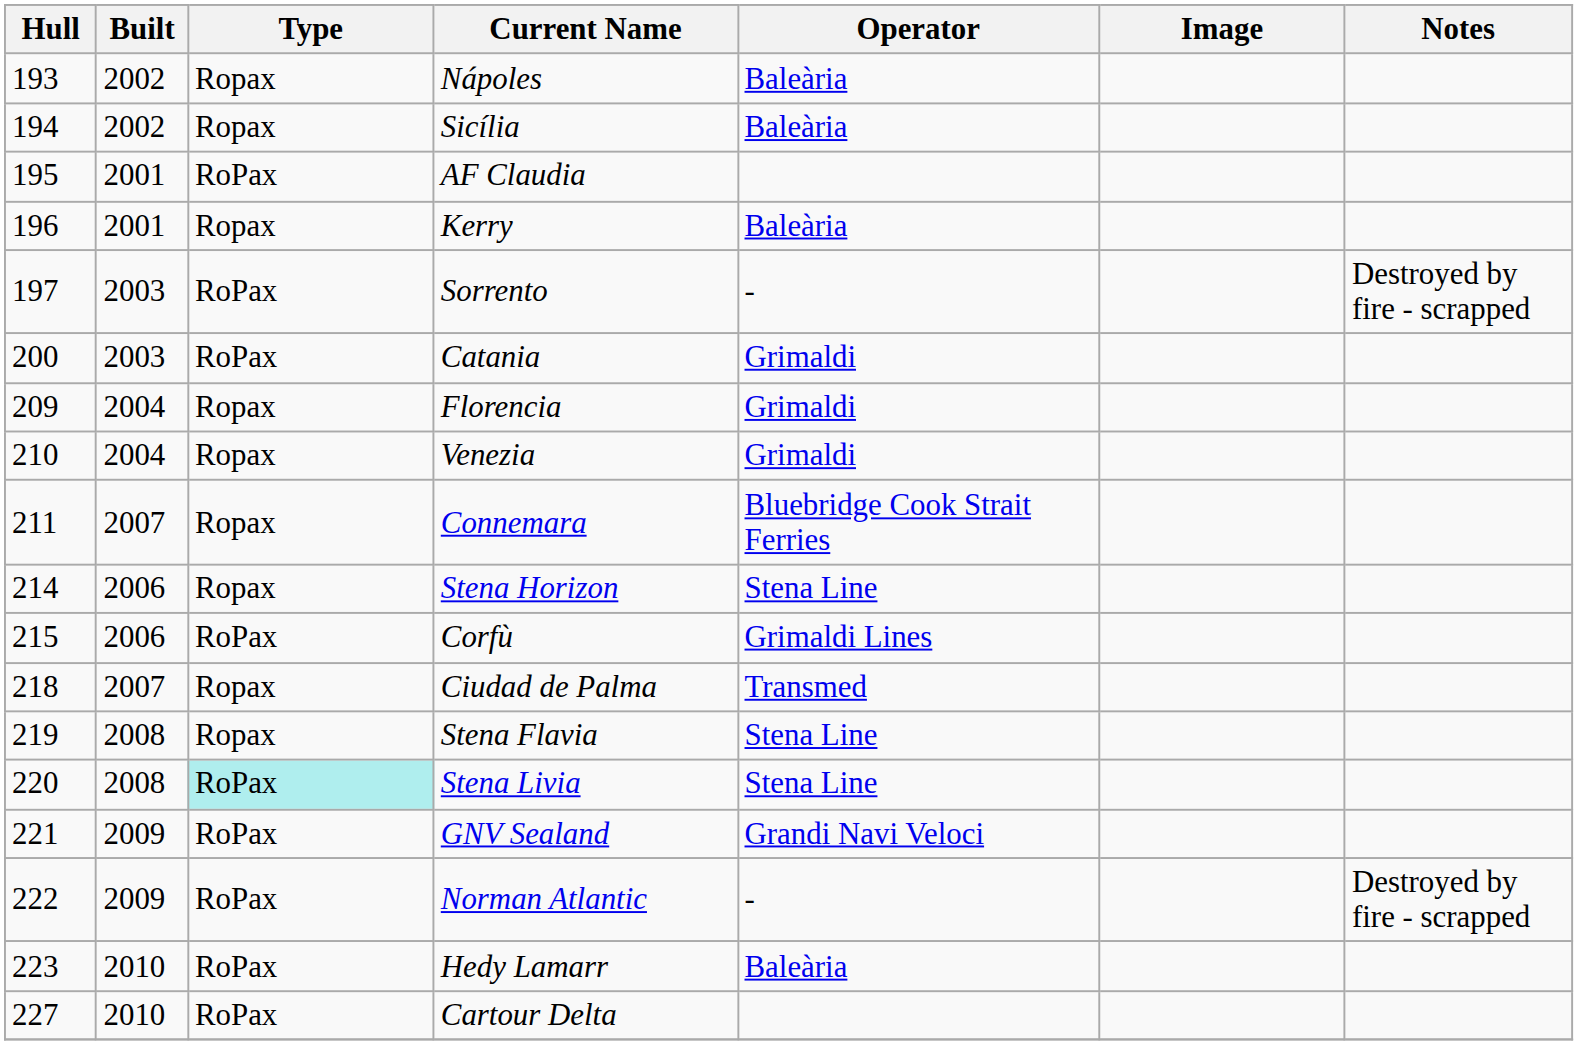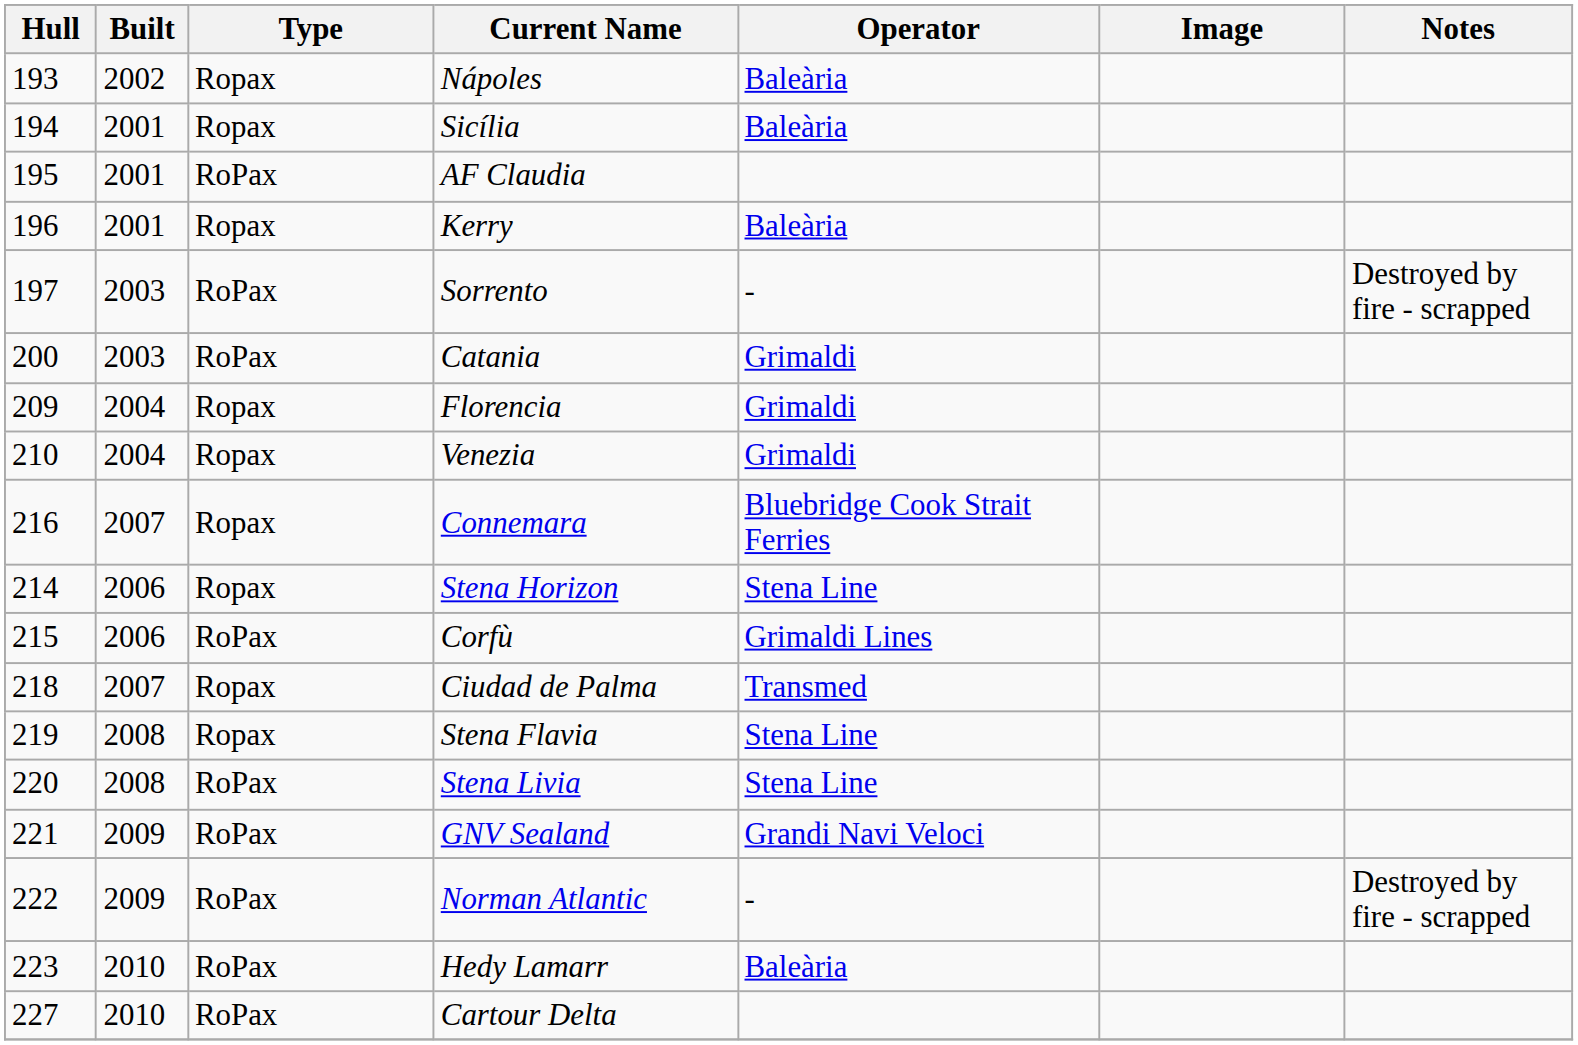(134, 126) 2002 -> (134, 126) 2001
(35, 521) 211 -> (35, 521) 216
(236, 784) paleturquoise background -> (236, 784) no background
